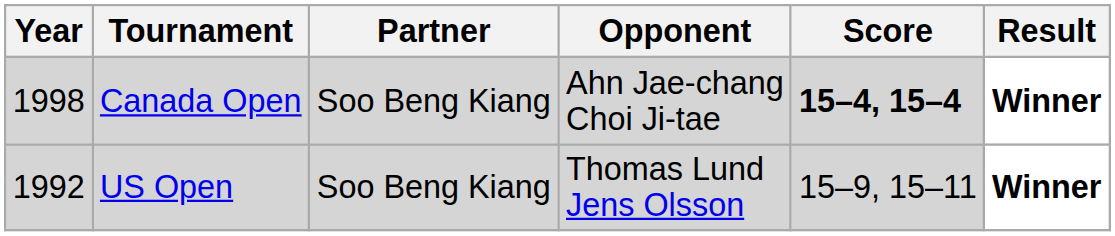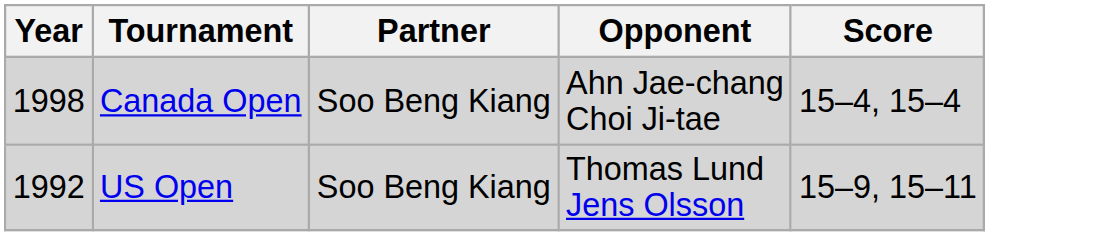- column: (1047, 31)
(880, 100) bold -> (880, 100) normal
